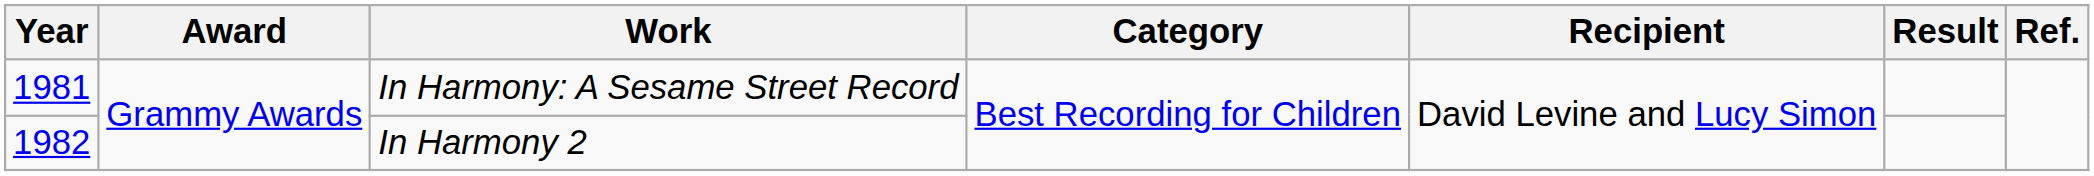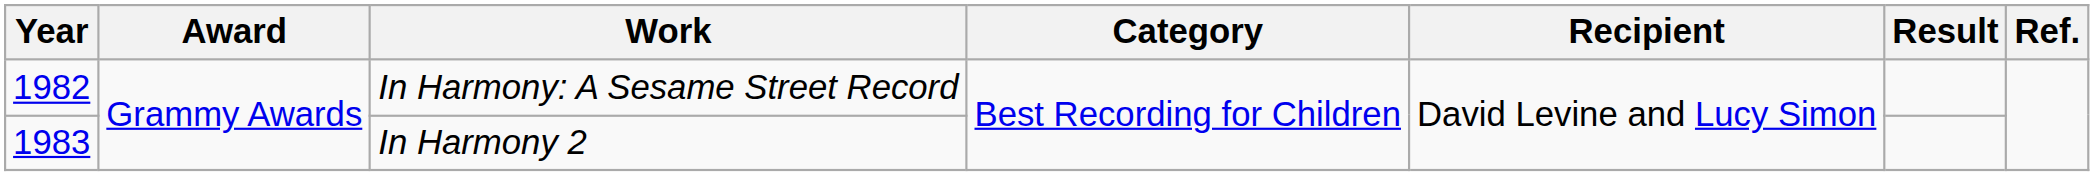(52, 87) 1981 -> (52, 87) 1982
(52, 142) 1982 -> (52, 142) 1983
